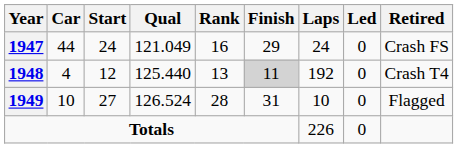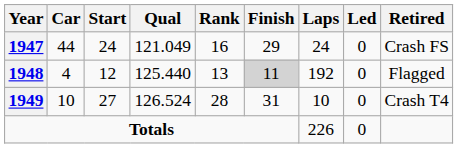(417, 73) Crash T4 -> (417, 73) Flagged
(417, 101) Flagged -> (417, 101) Crash T4
